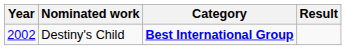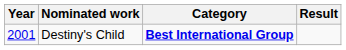(21, 34) 2002 -> (21, 34) 2001
